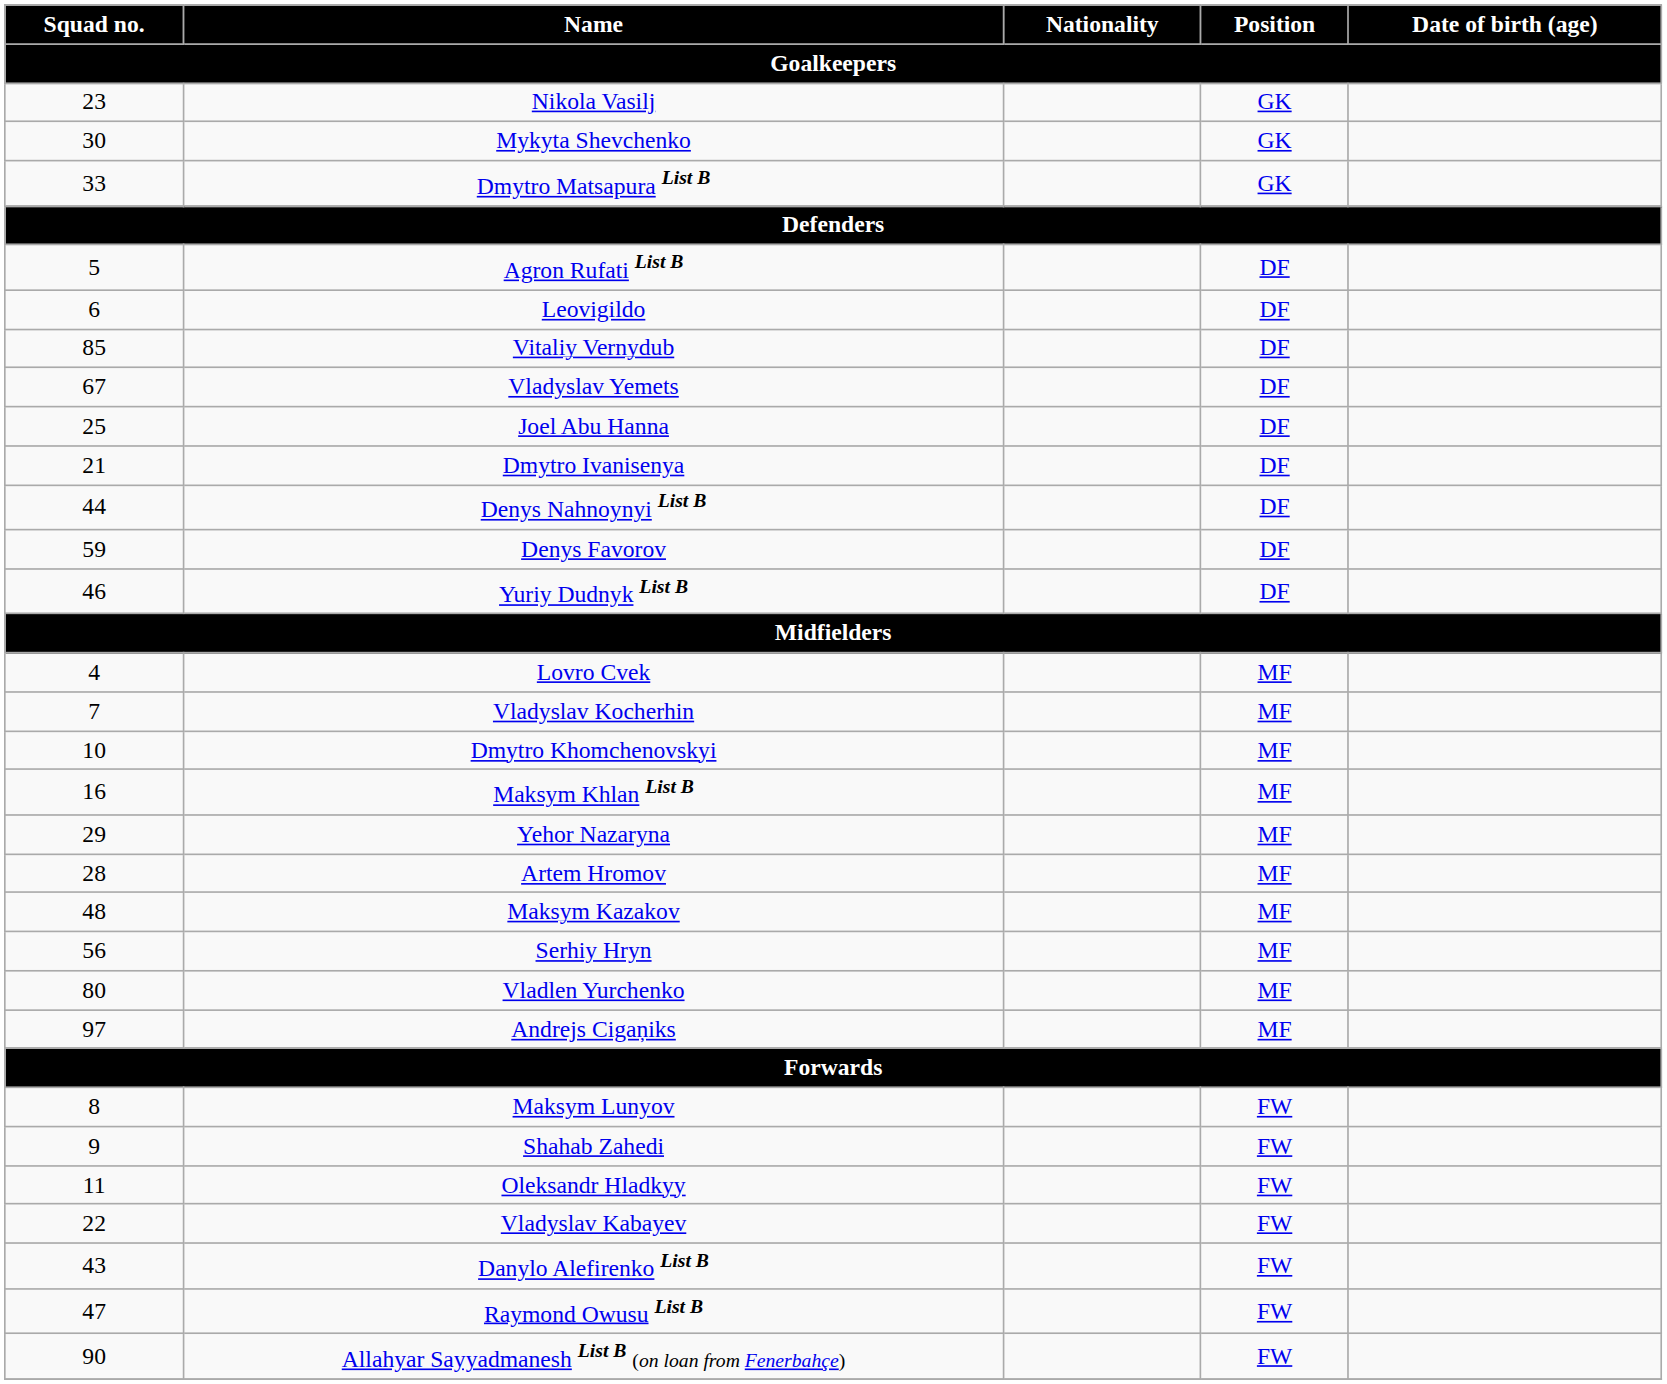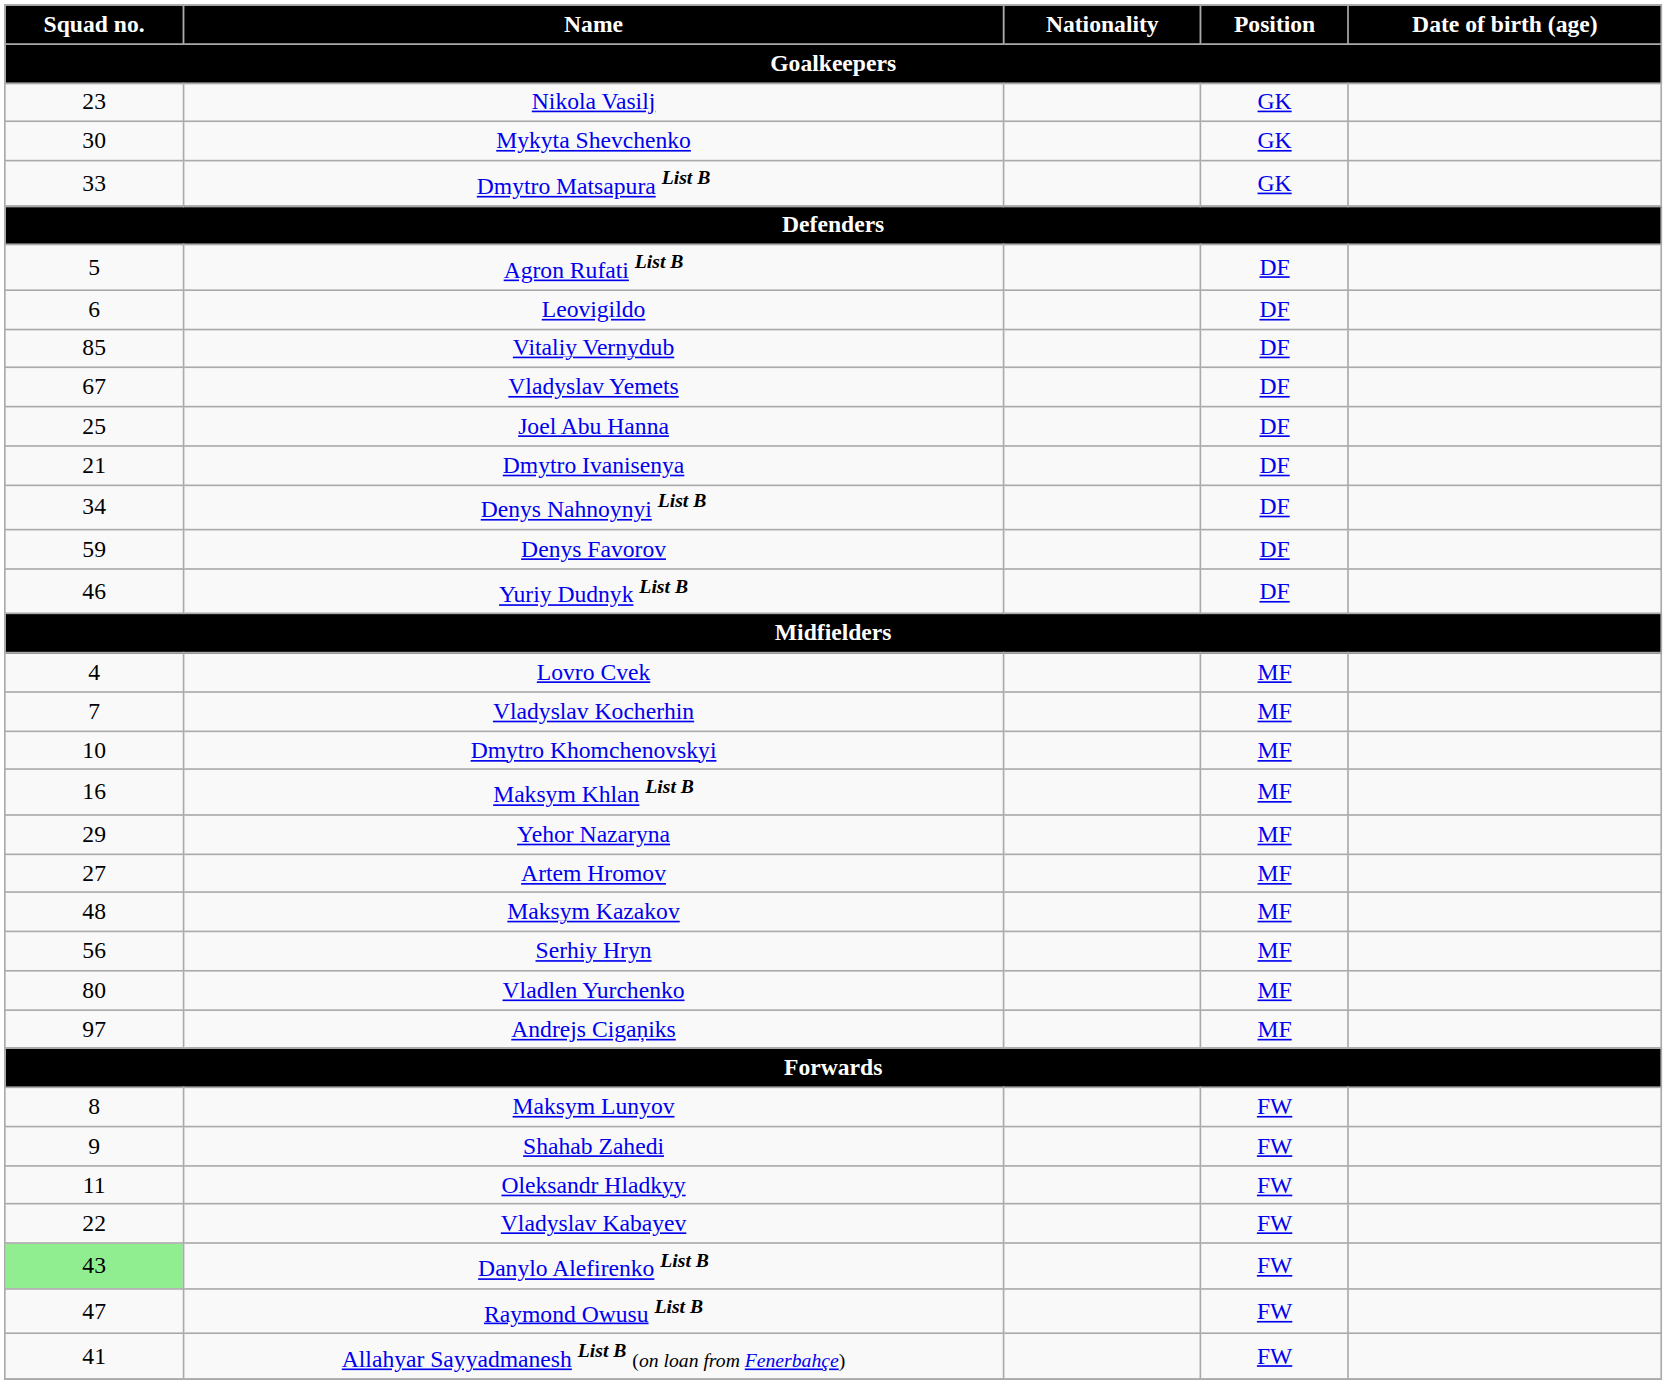(94, 507) 44 -> (94, 507) 34
(94, 873) 28 -> (94, 873) 27
(94, 1266) no background -> (94, 1266) lightgreen background
(94, 1356) 90 -> (94, 1356) 41
